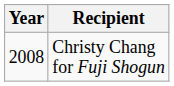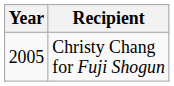(26, 56) 2008 -> (26, 56) 2005
